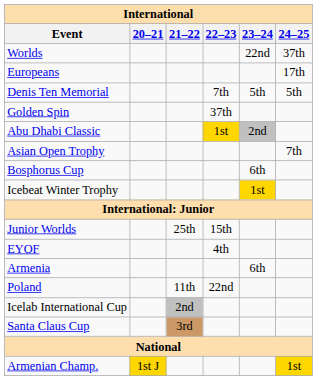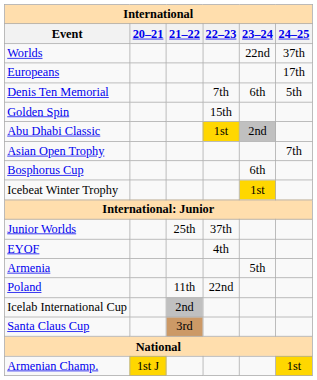(257, 92) 5th -> (257, 92) 6th
(221, 111) 37th -> (221, 111) 15th
(221, 229) 15th -> (221, 229) 37th
(257, 268) 6th -> (257, 268) 5th
